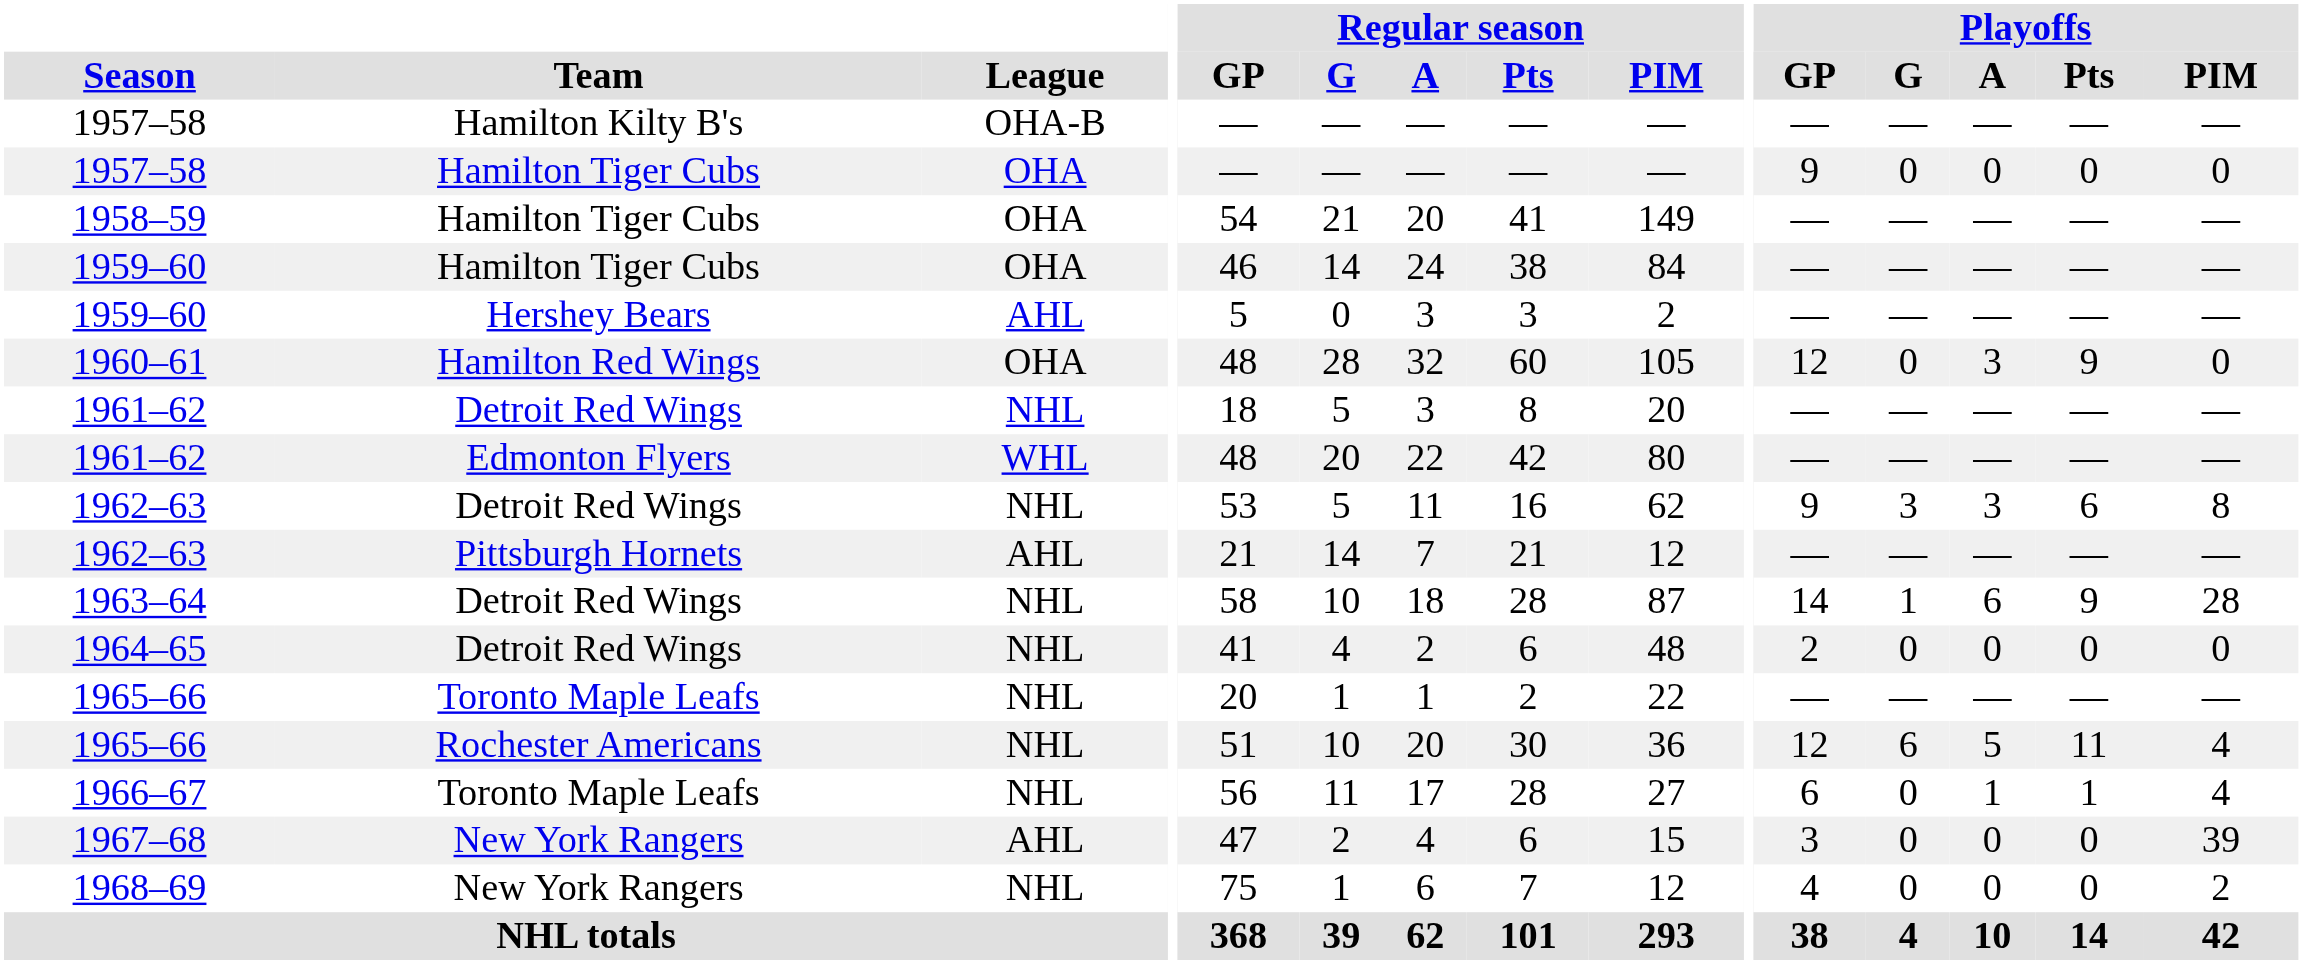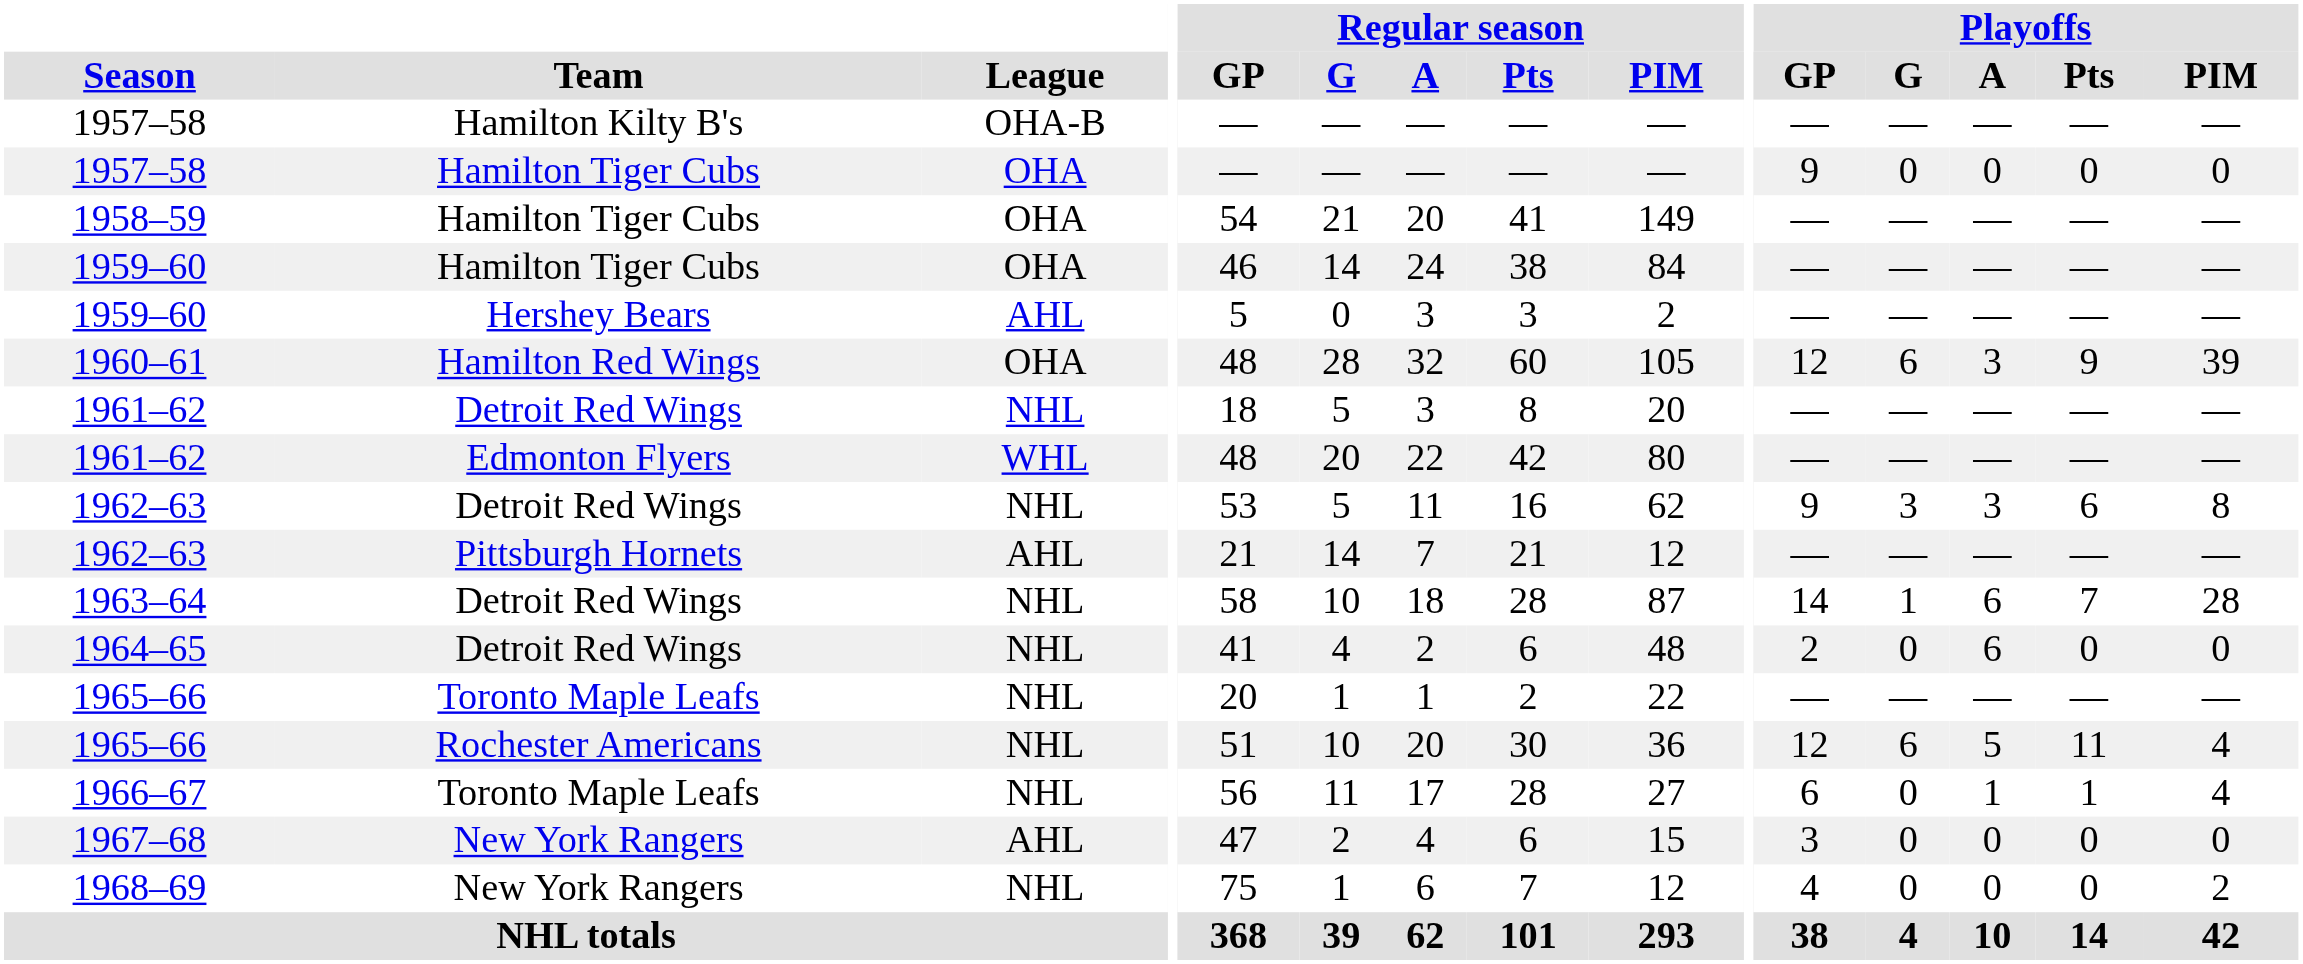(1908, 361) 0 -> (1908, 361) 6
(2221, 361) 0 -> (2221, 361) 39
(2089, 600) 9 -> (2089, 600) 7
(1992, 648) 0 -> (1992, 648) 6
(2221, 839) 39 -> (2221, 839) 0
